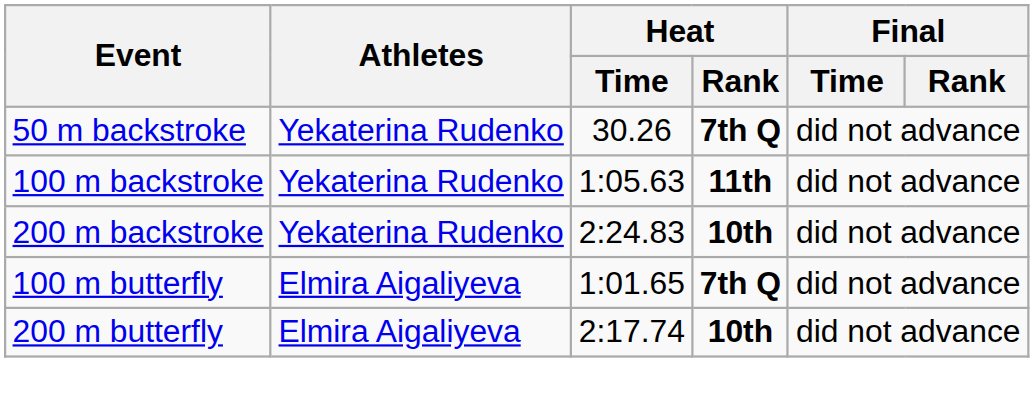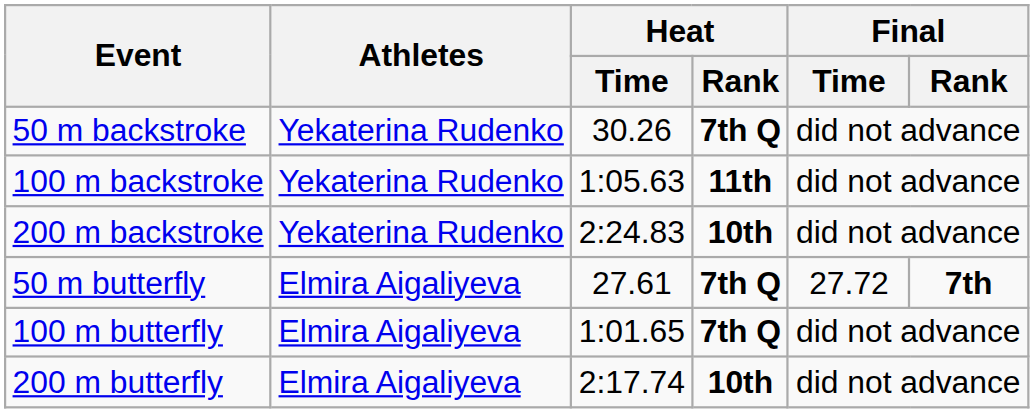+ row: (109, 282)
